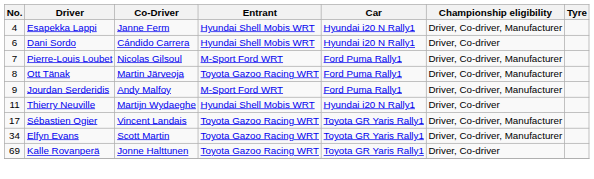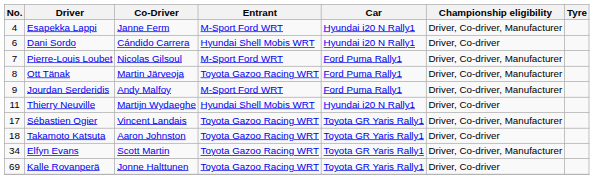(258, 27) Hyundai Shell Mobis WRT -> (242, 27) M-Sport Ford WRT
+ row: (66, 135)
